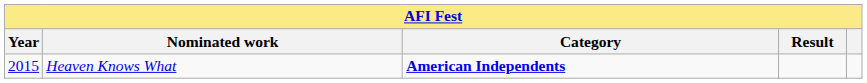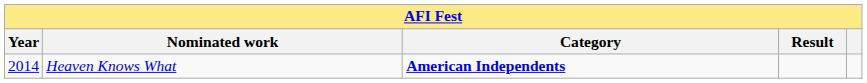(24, 66) 2015 -> (24, 66) 2014
